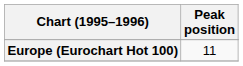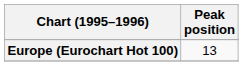(210, 50) 11 -> (210, 50) 13
